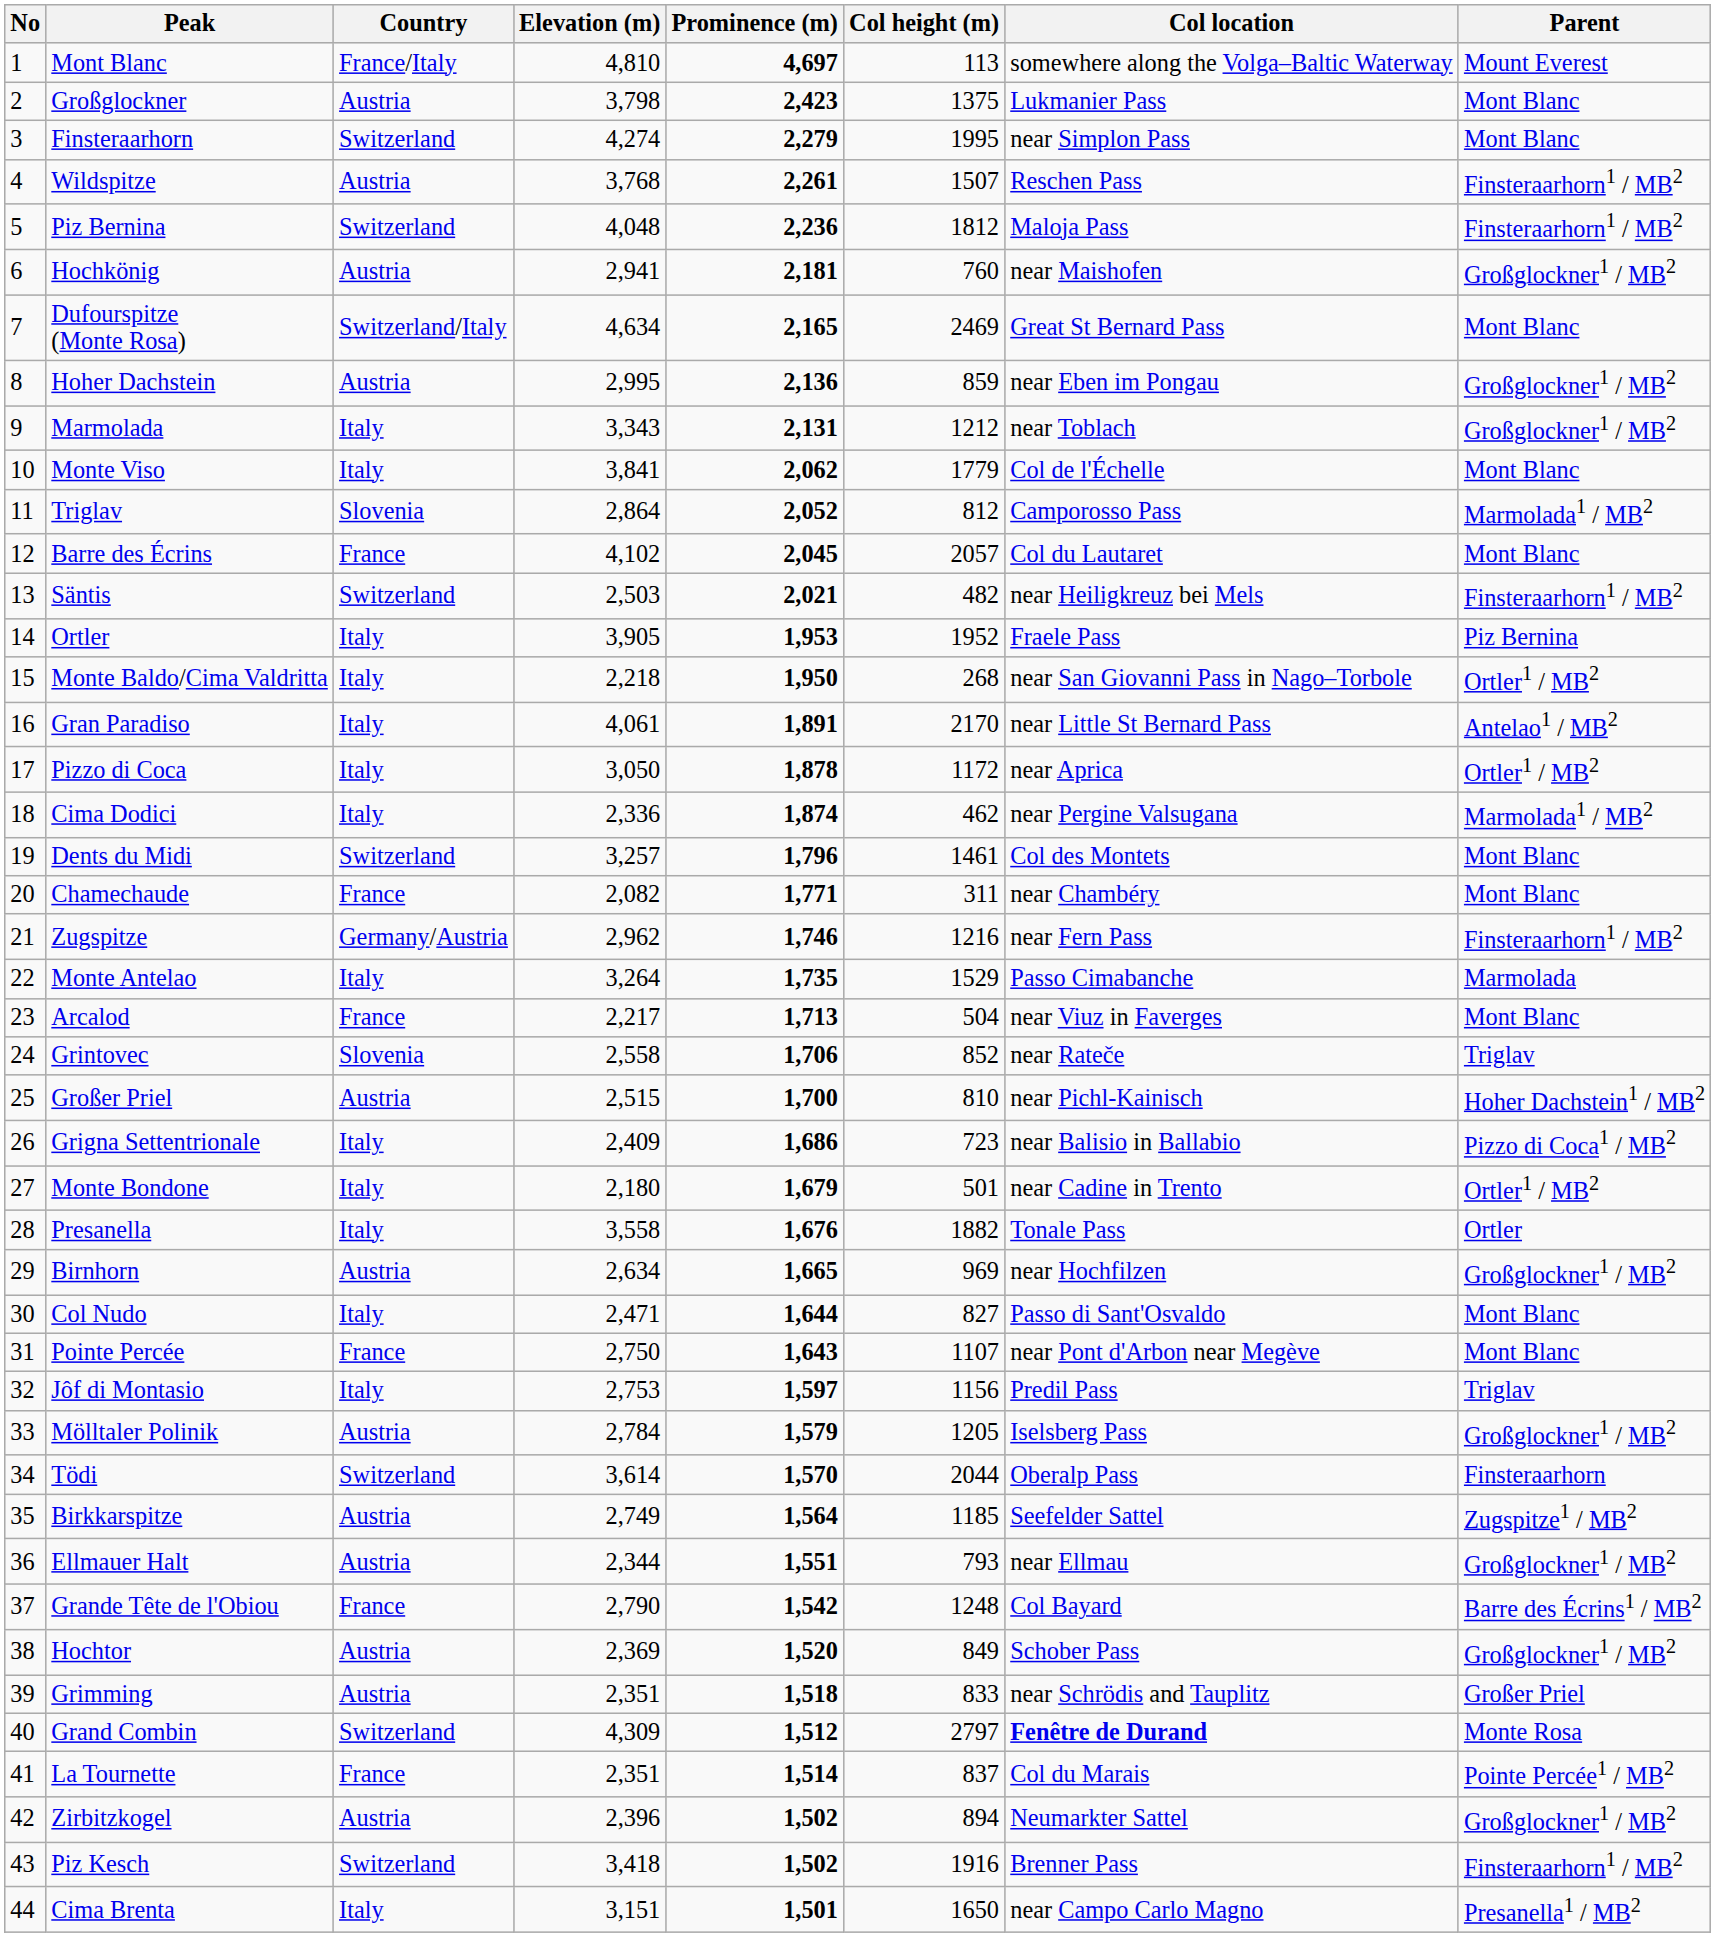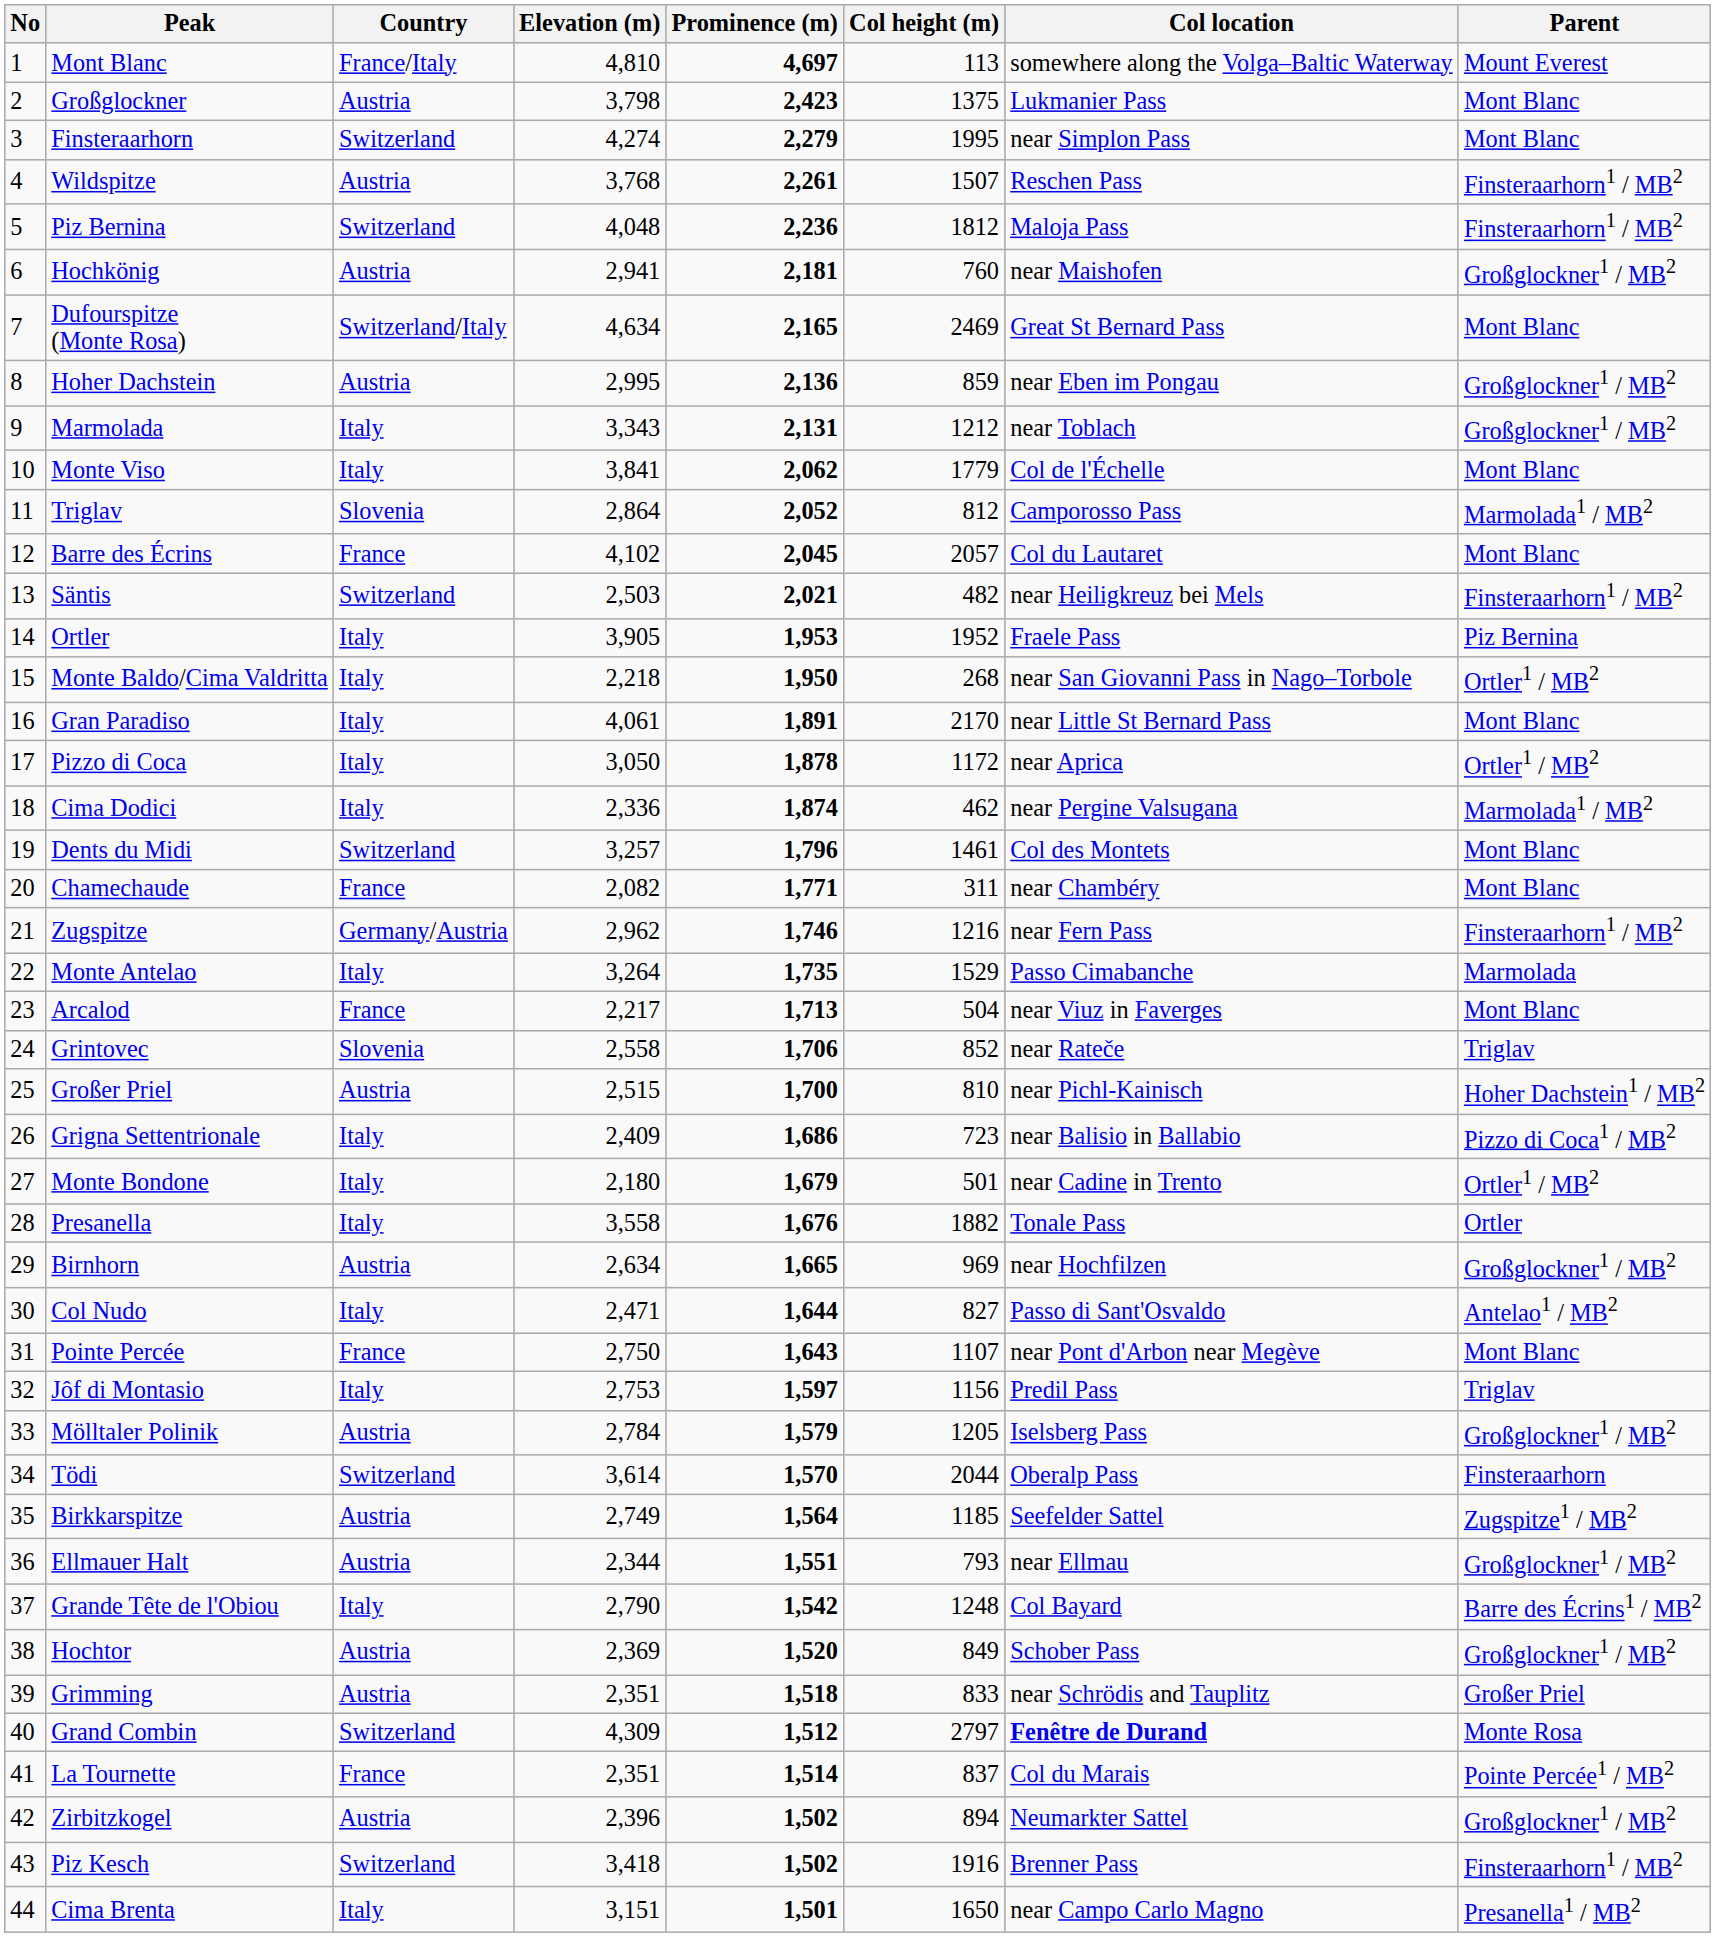(1541, 724) Antelao1 / MB2 -> (1522, 720) Mont Blanc
(1522, 1313) Mont Blanc -> (1541, 1310) Antelao1 / MB2
(372, 1606) France -> (361, 1606) Italy
